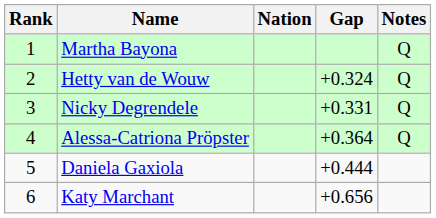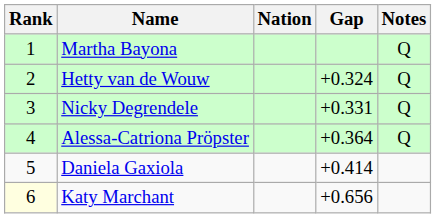(347, 167) +0.444 -> (347, 167) +0.414
(31, 197) no background -> (31, 197) lightyellow background
